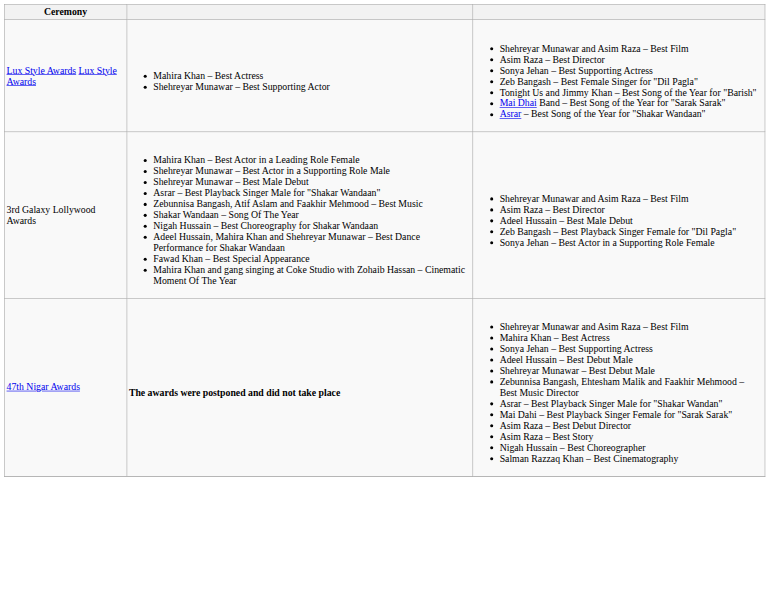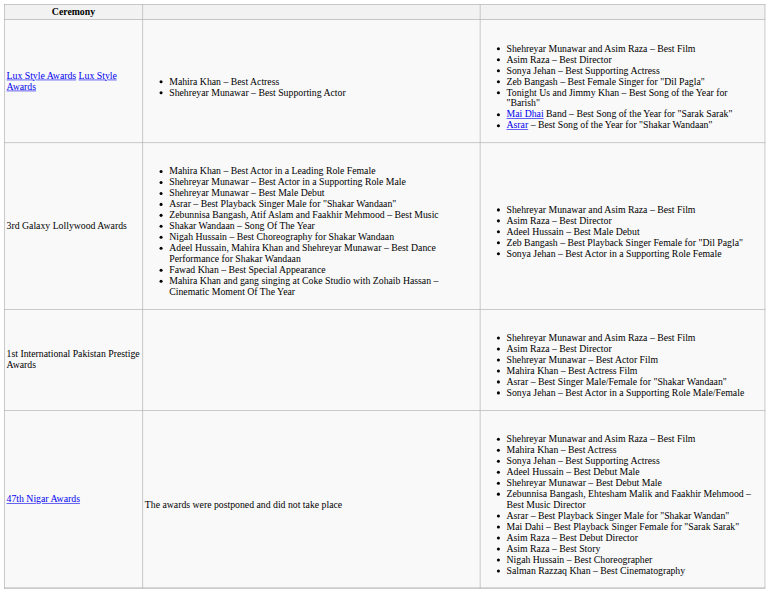+ row: (73, 360)
(235, 392) bold -> (243, 504) normal
